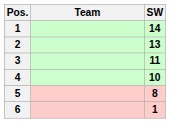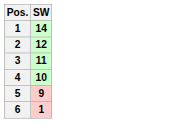- column: (87, 12)
(155, 45) 13 -> (41, 45) 12
(155, 93) 8 -> (41, 93) 9
